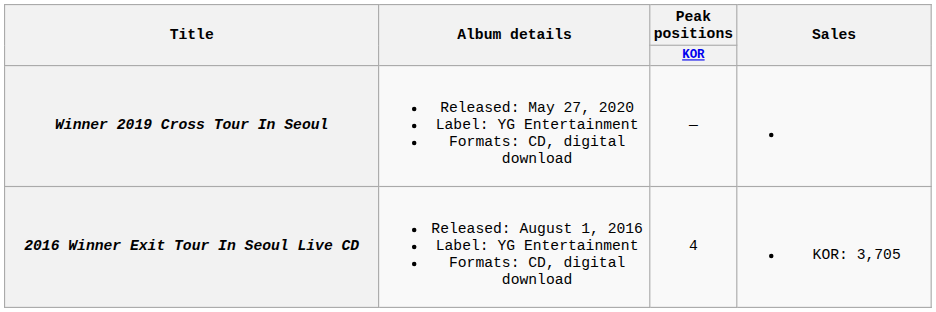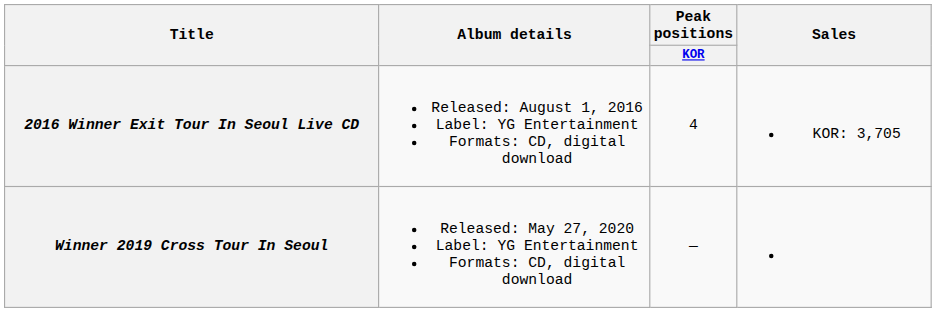rows swapped: (192, 247) <-> (192, 126)
